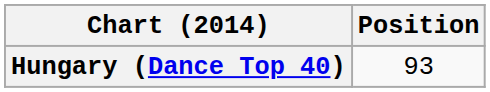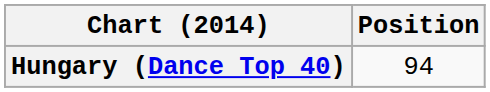(419, 67) 93 -> (419, 67) 94
